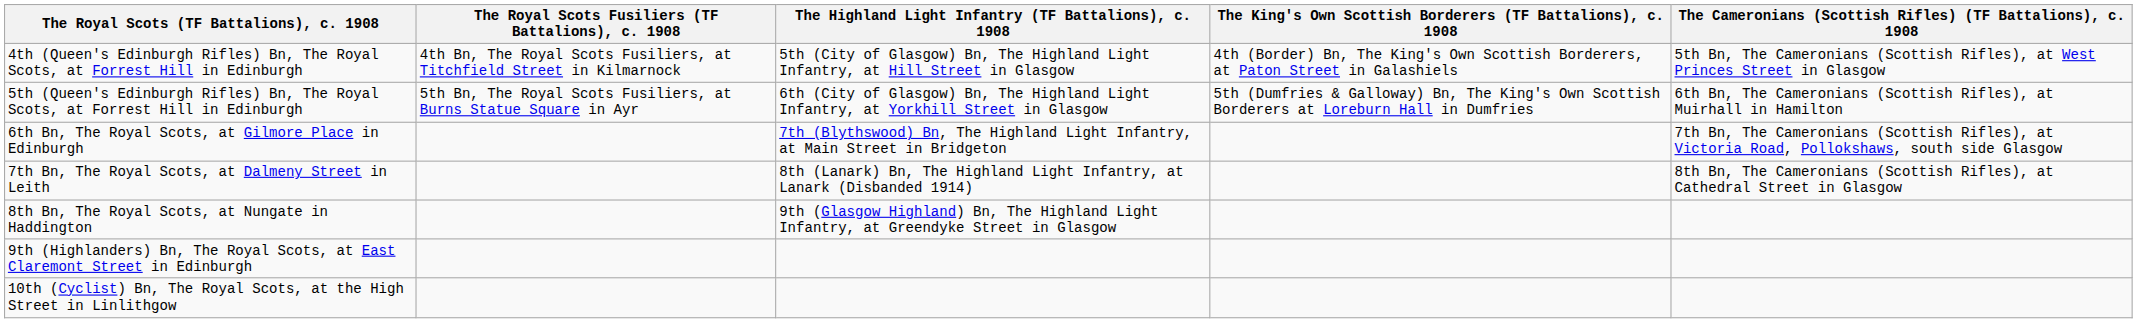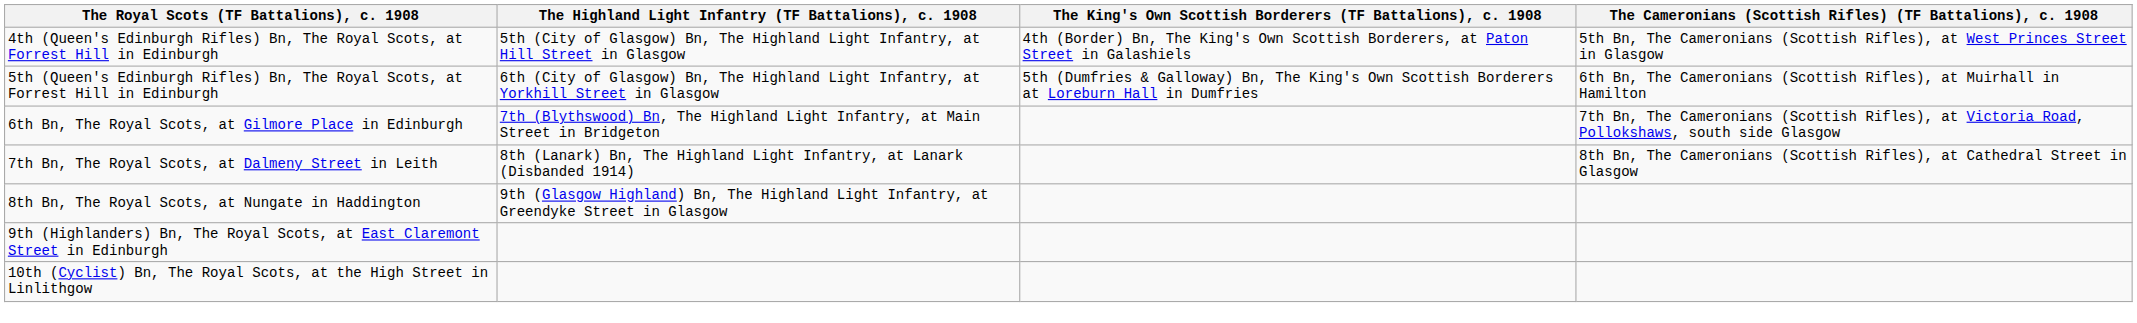- column: (596, 24)
